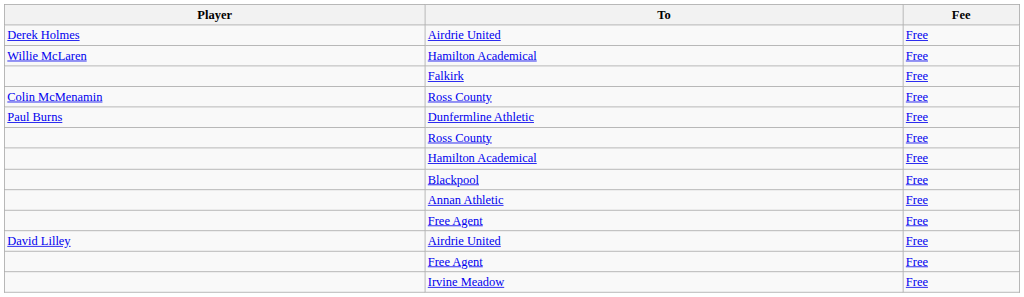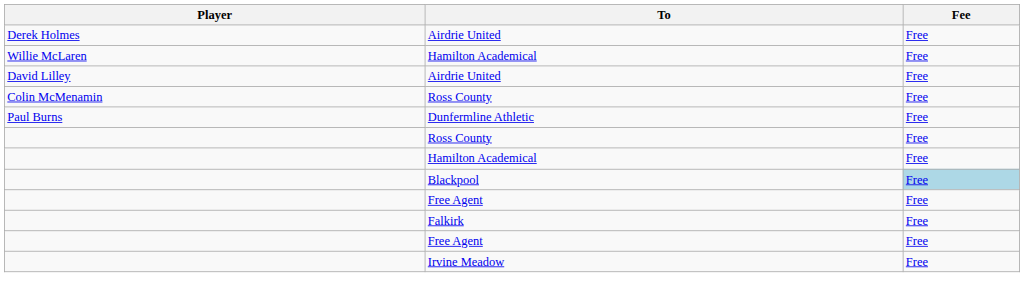rows swapped: (39, 241) <-> (215, 77)
(917, 179) no background -> (917, 179) lightblue background
- row: (215, 200)
